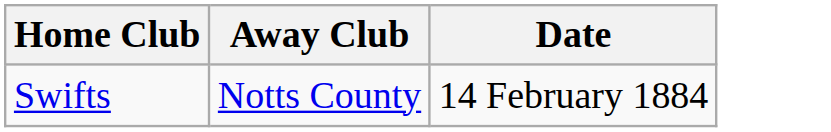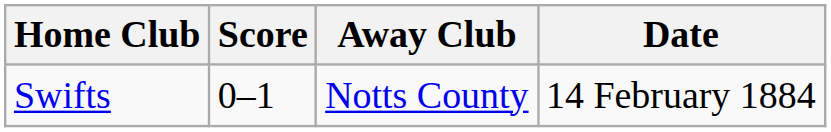+ column: (263, 34)
